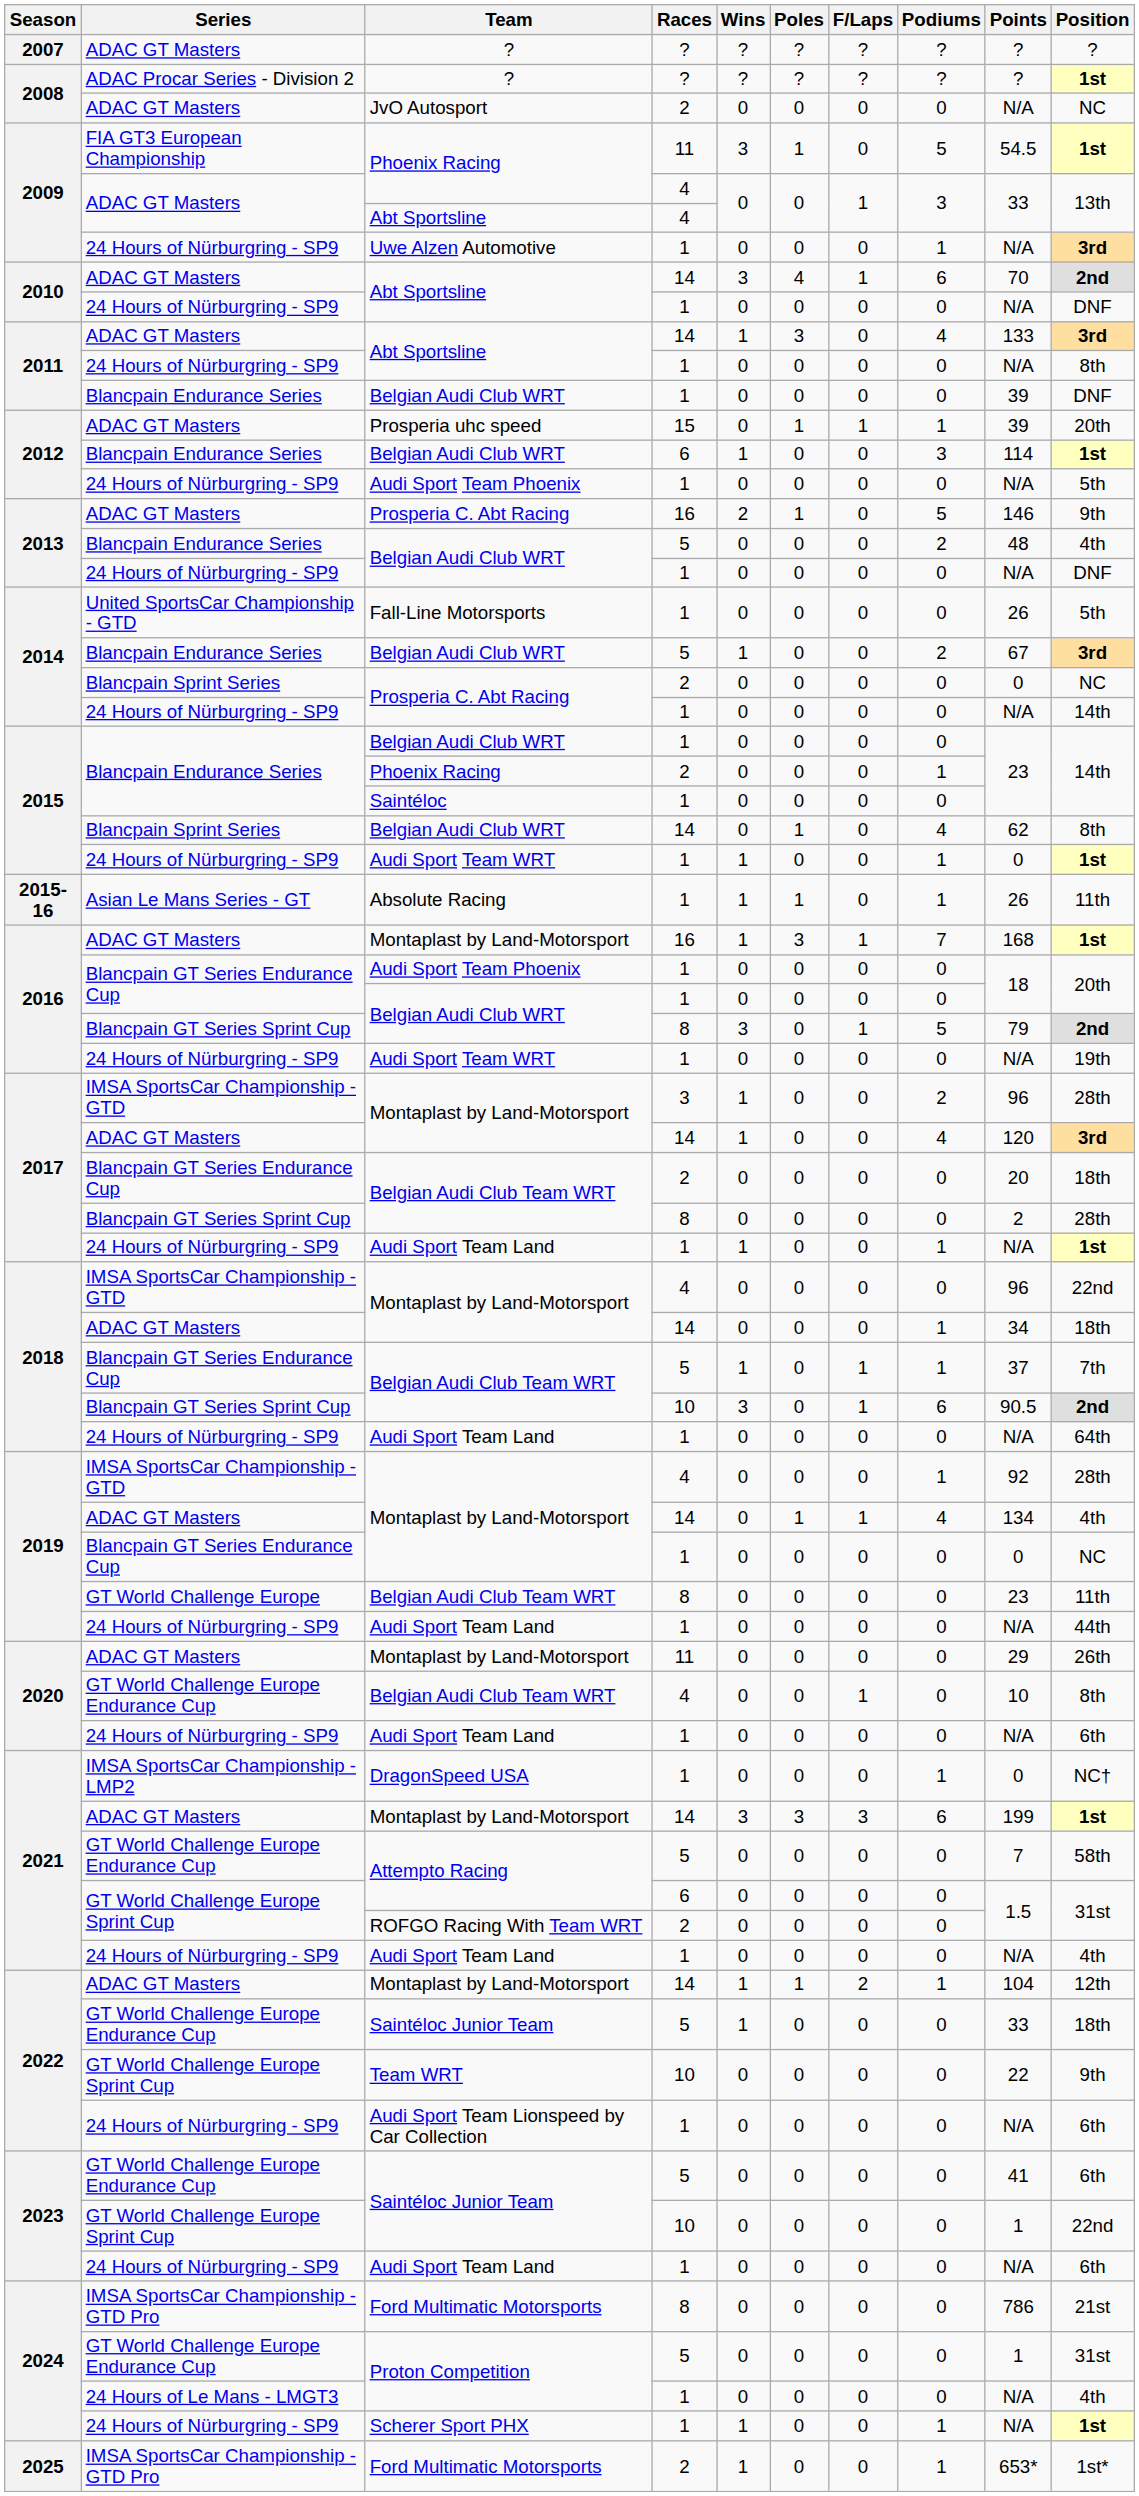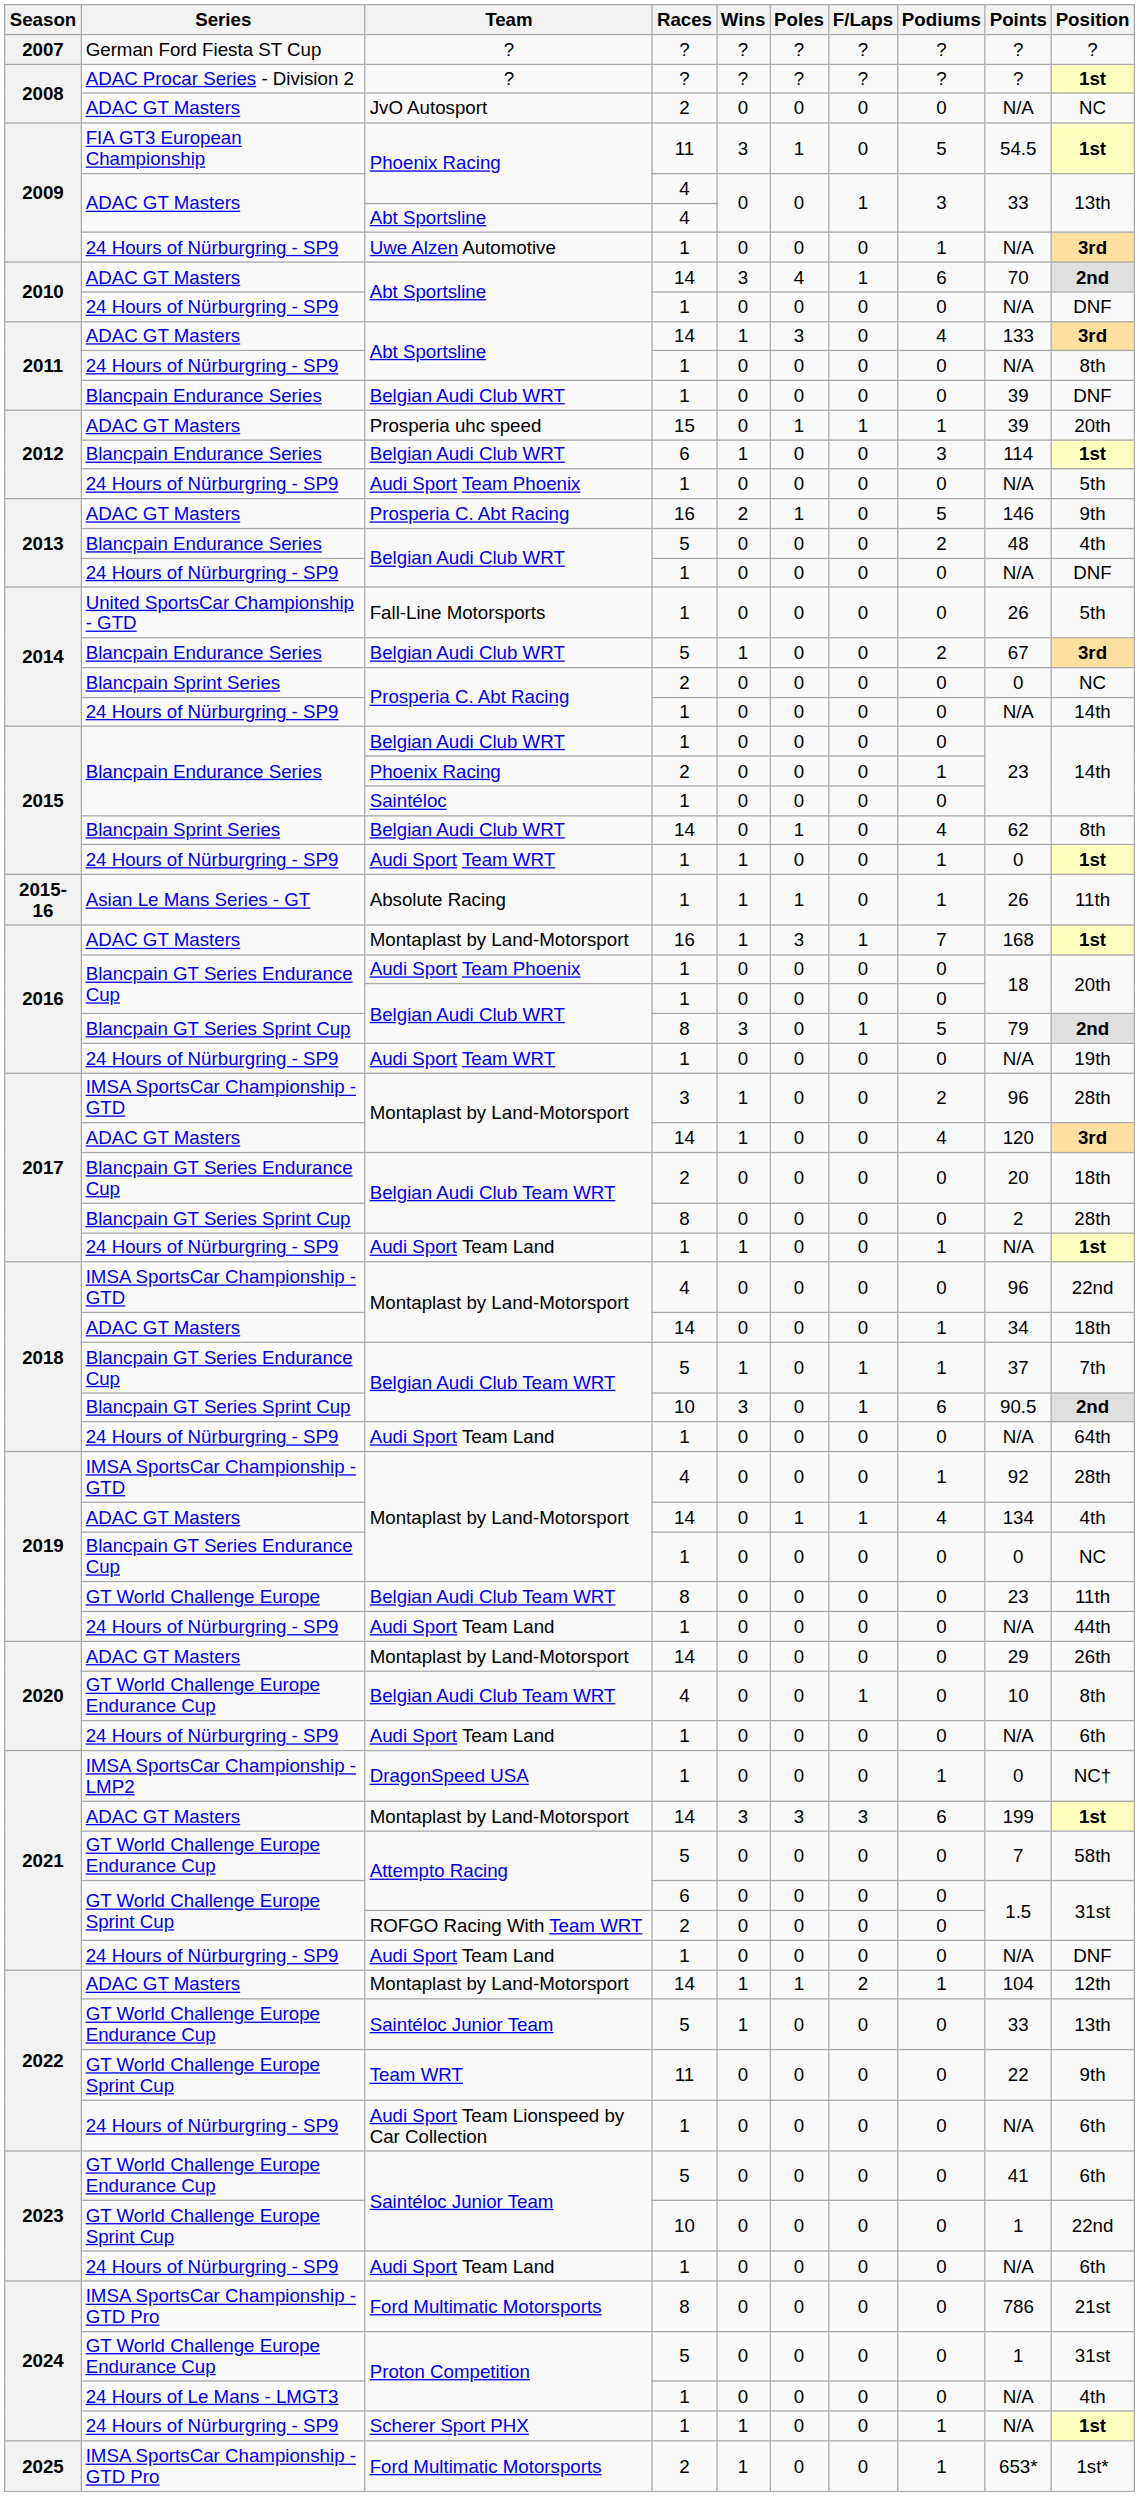(163, 49) ADAC GT Masters -> (204, 49) German Ford Fiesta ST Cup
(684, 1656) 11 -> (684, 1656) 14
(1093, 1955) 4th -> (1093, 1955) DNF
(1093, 2025) 18th -> (1093, 2025) 13th
(684, 2075) 10 -> (684, 2075) 11
